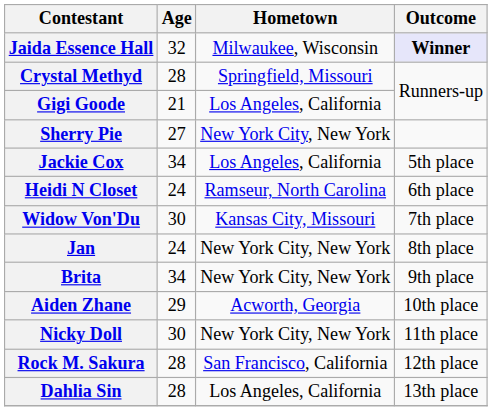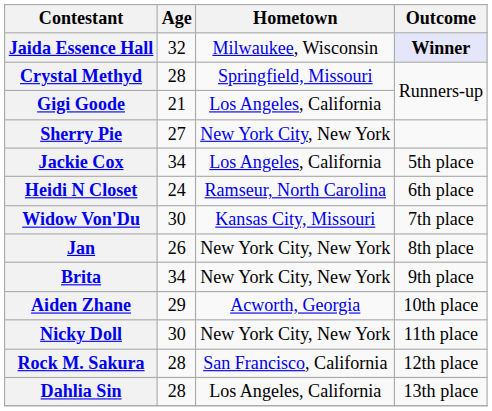(177, 248) 24 -> (177, 248) 26
